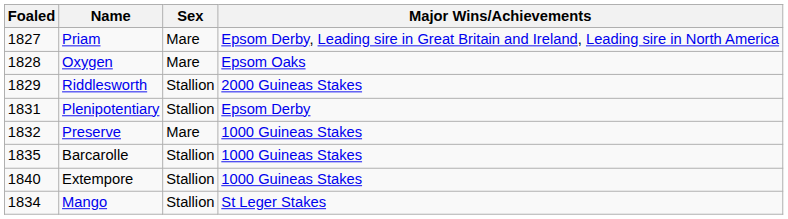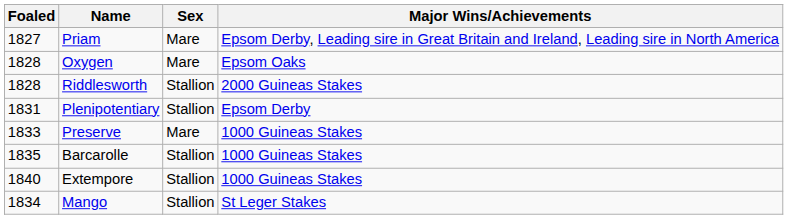(24, 86) 1829 -> (24, 86) 1828
(24, 132) 1832 -> (24, 132) 1833
